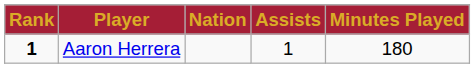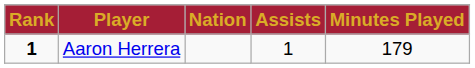(397, 49) 180 -> (397, 49) 179
